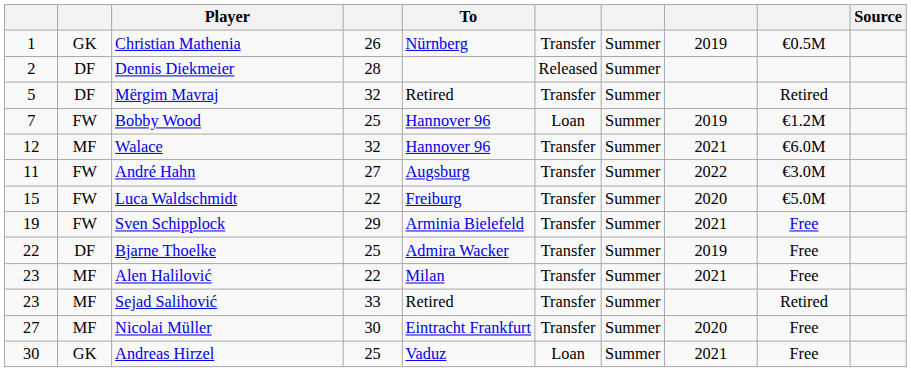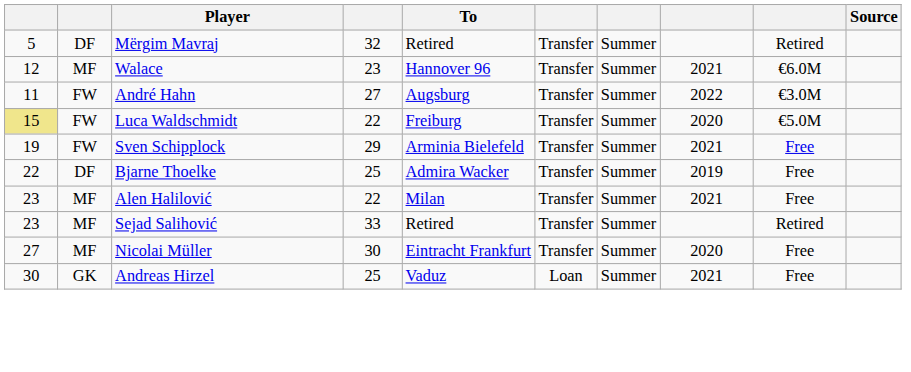- row: (178, 43)
- row: (175, 69)
- row: (158, 120)
(373, 146) 32 -> (373, 69) 23
(31, 198) no background -> (31, 120) khaki background
